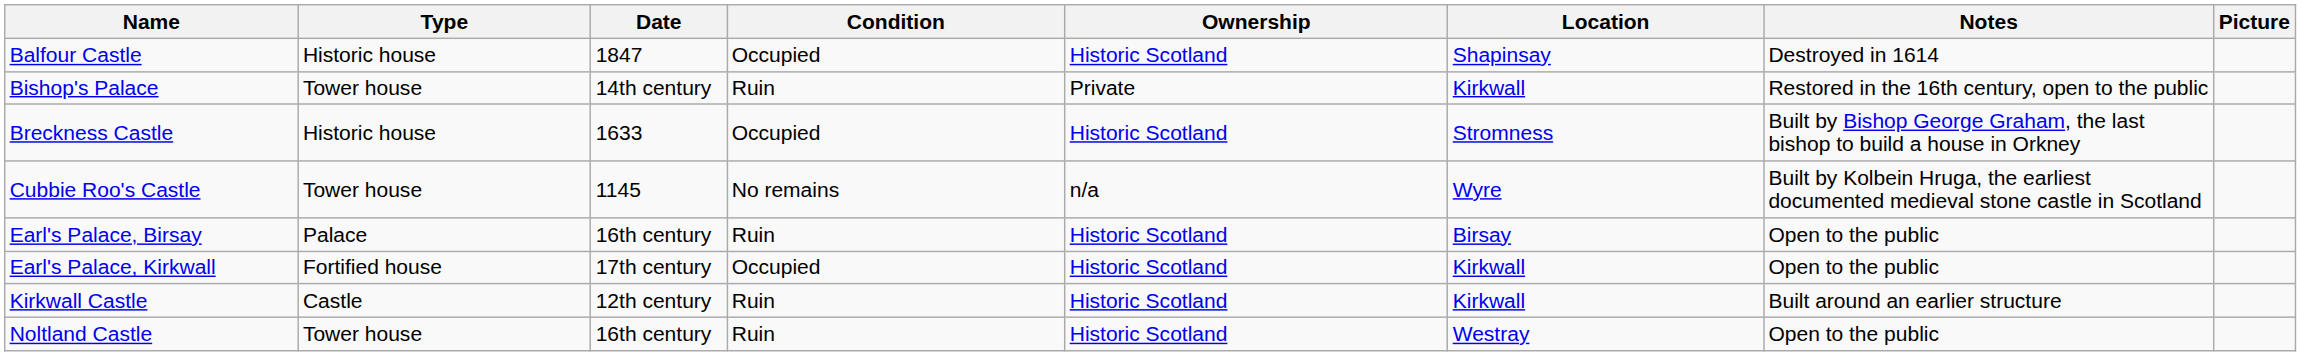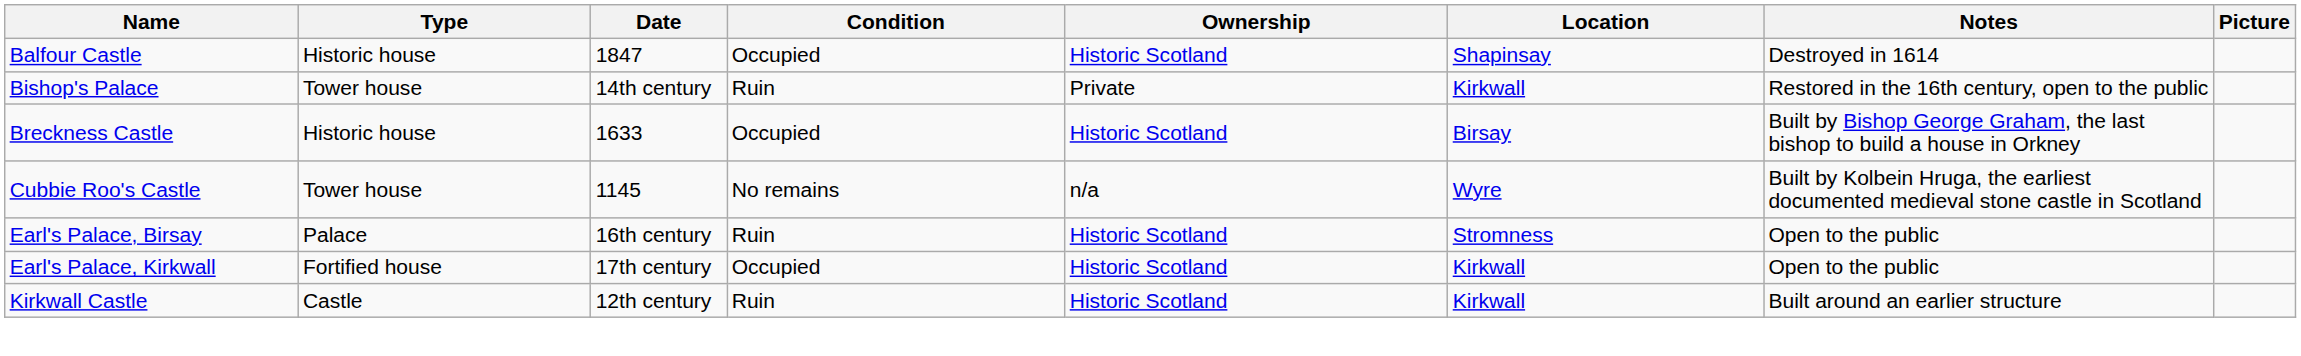(1503, 133) Stromness -> (1482, 133) Birsay
(1482, 235) Birsay -> (1503, 235) Stromness
- row: (81, 334)
